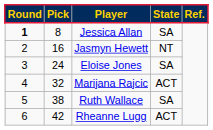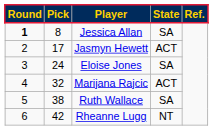(58, 49) 16 -> (58, 49) 17
(166, 49) NT -> (166, 49) ACT
(166, 117) ACT -> (166, 117) NT
